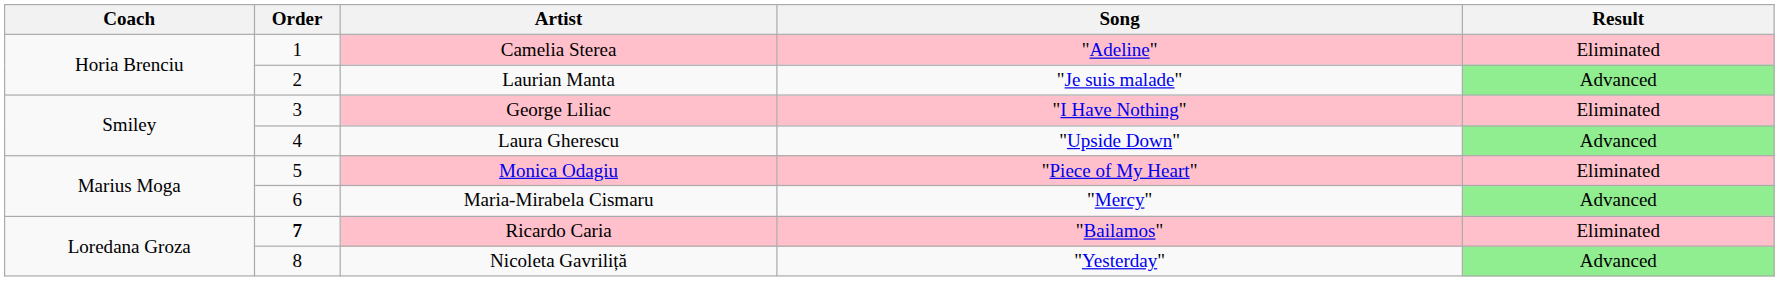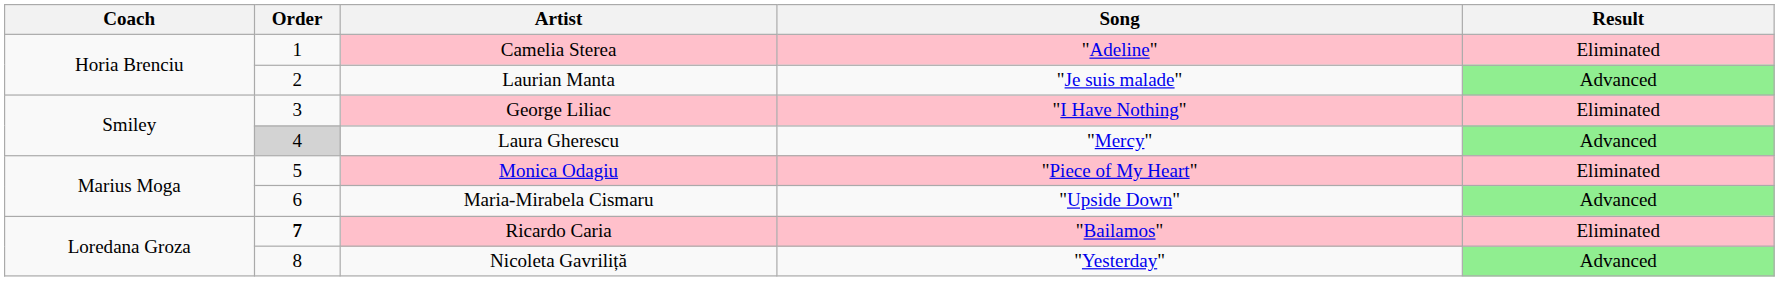(297, 140) no background -> (297, 140) lightgrey background
(1120, 140) "Upside Down" -> (1120, 140) "Mercy"
(1120, 200) "Mercy" -> (1120, 200) "Upside Down"
